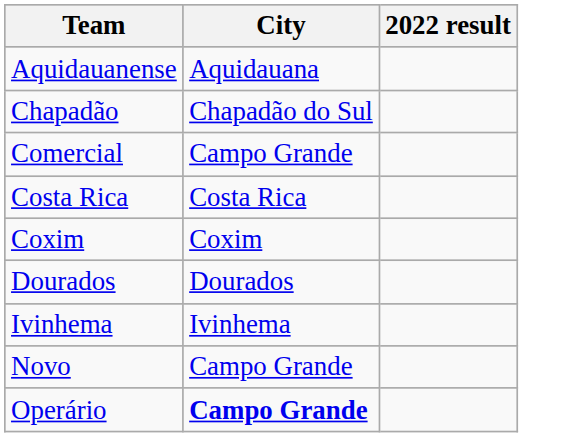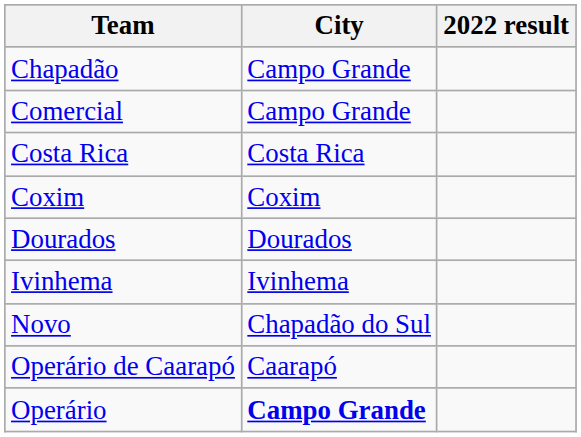- row: (94, 68)
(281, 111) Chapadão do Sul -> (329, 68) Campo Grande
(271, 366) Campo Grande -> (339, 324) Chapadão do Sul
+ row: (123, 366)
